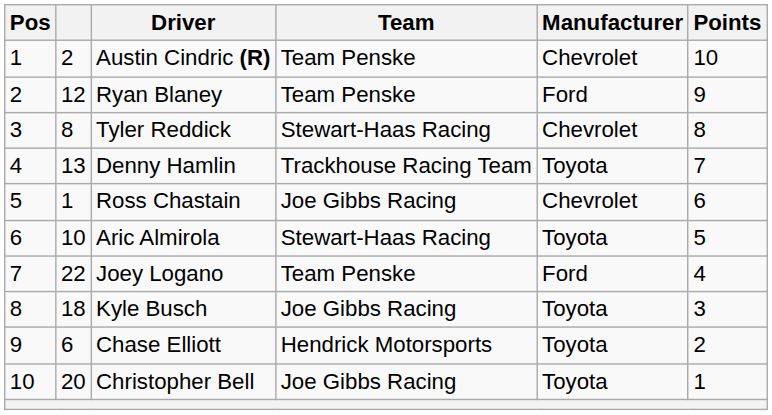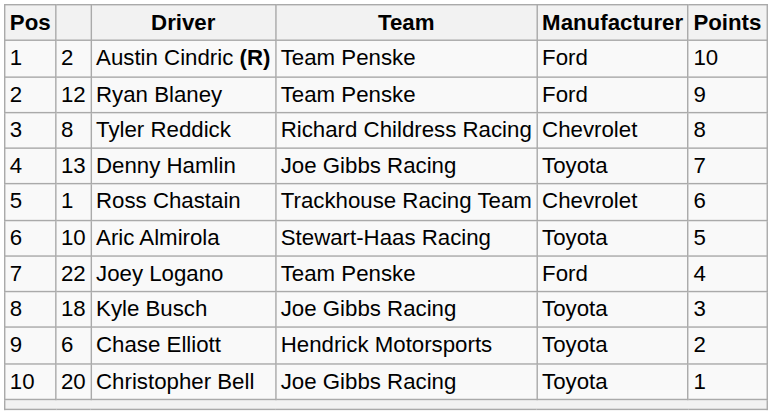(590, 57) Chevrolet -> (565, 57) Ford
(386, 129) Stewart-Haas Racing -> (406, 129) Richard Childress Racing
(406, 165) Trackhouse Racing Team -> (369, 165) Joe Gibbs Racing
(369, 201) Joe Gibbs Racing -> (406, 201) Trackhouse Racing Team
